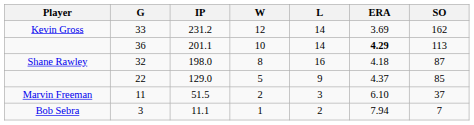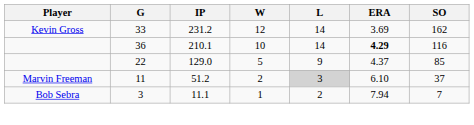(200, 45) 201.1 -> (200, 45) 210.1
(439, 45) 113 -> (439, 45) 116
- row: (140, 62)
(200, 95) 51.5 -> (200, 78) 51.2
(320, 95) no background -> (320, 78) lightgrey background
